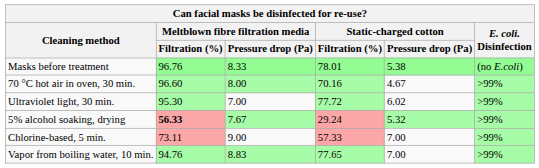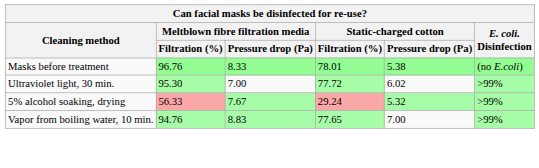- row: (72, 84)
(170, 119) bold -> (170, 101) normal
- row: (57, 136)
